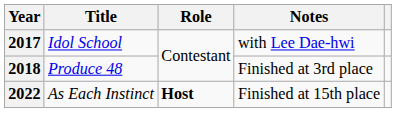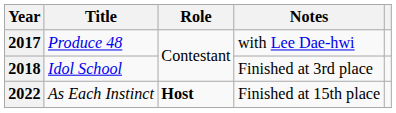(85, 42) Idol School -> (85, 42) Produce 48
(85, 68) Produce 48 -> (85, 68) Idol School
